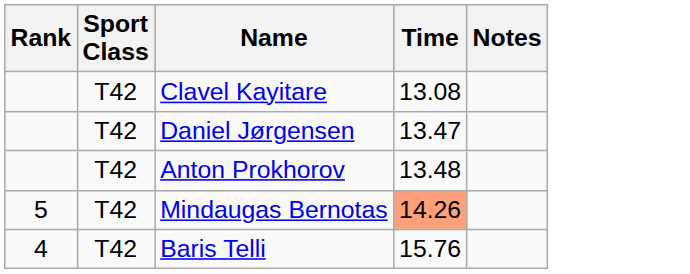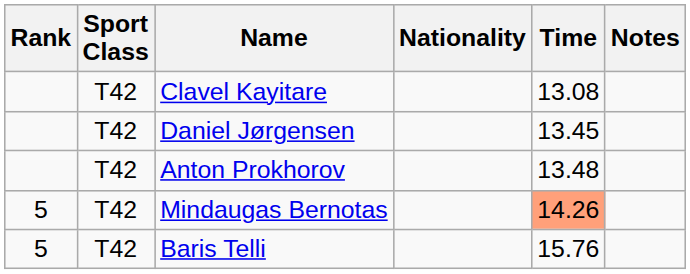+ column: (462, 38)
(430, 130) 13.47 -> (568, 130) 13.45
(41, 248) 4 -> (41, 248) 5
